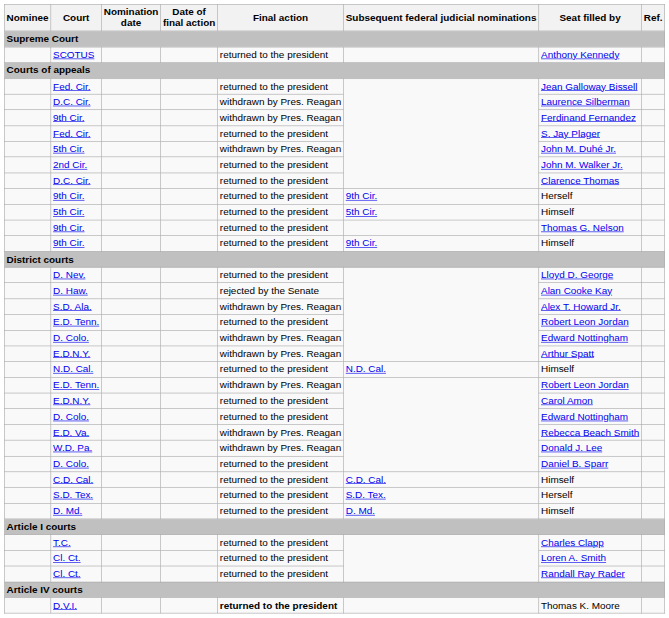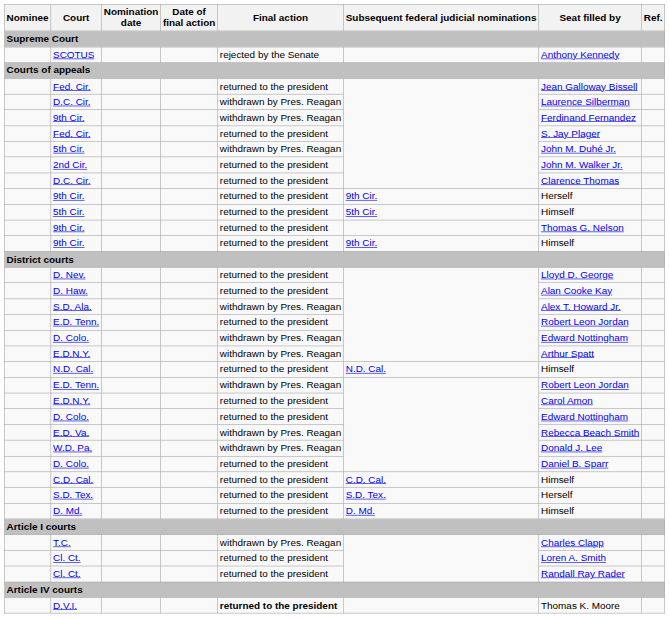(274, 54) returned to the president -> (269, 54) rejected by the Senate
(269, 290) rejected by the Senate -> (274, 290) returned to the president
(274, 542) returned to the president -> (281, 542) withdrawn by Pres. Reagan
